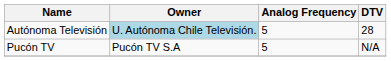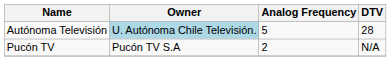(264, 47) 5 -> (264, 47) 2
